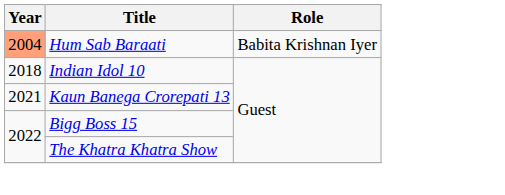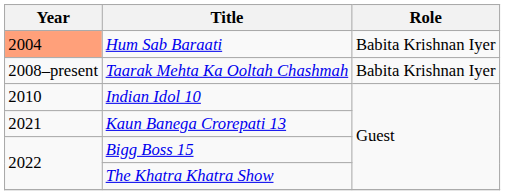+ row: (227, 70)
(25, 70) 2018 -> (25, 96) 2010
